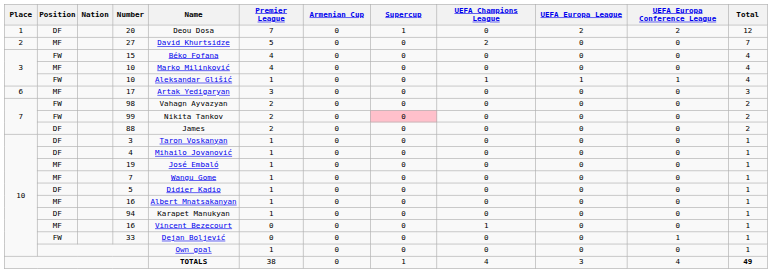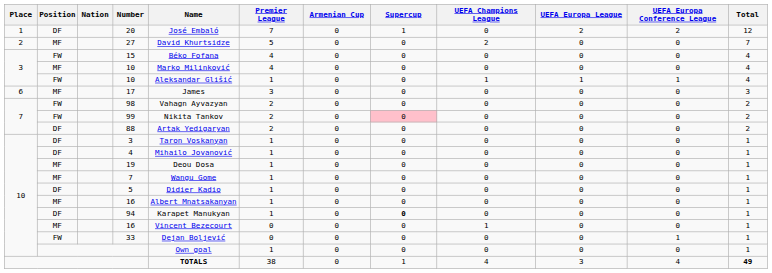(194, 31) Deou Dosa -> (194, 31) José Embaló
(194, 92) Artak Yedigaryan -> (194, 92) James
(194, 129) James -> (194, 129) Artak Yedigaryan
(194, 165) José Embaló -> (194, 165) Deou Dosa
(403, 214) normal -> (403, 214) bold
